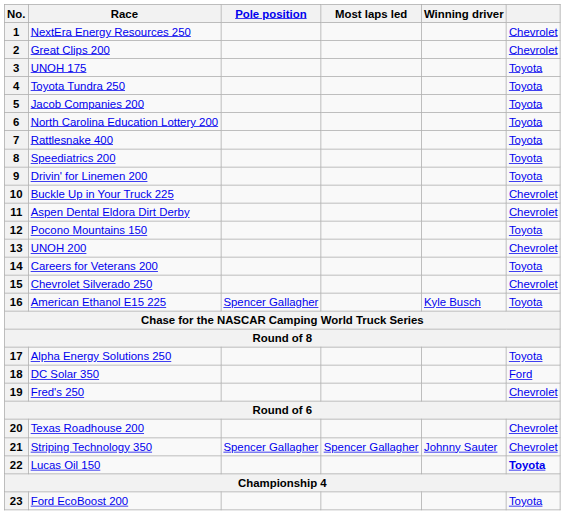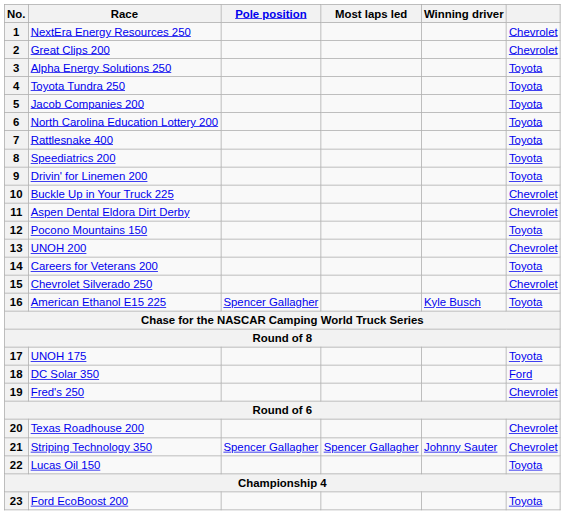(59, 68) UNOH 175 -> (101, 68) Alpha Energy Solutions 250
(101, 356) Alpha Energy Solutions 250 -> (59, 356) UNOH 175
(527, 465) bold -> (526, 465) normal
